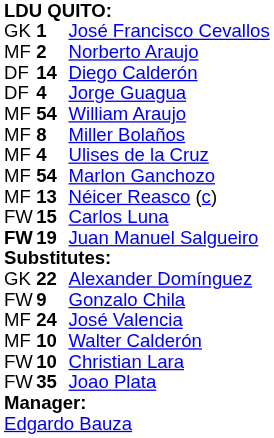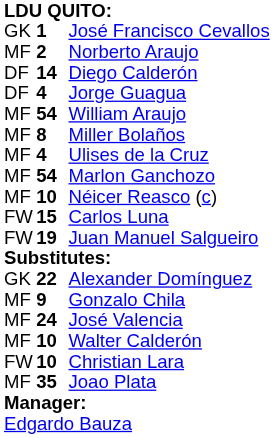(47, 196) 13 -> (47, 196) 10
(18, 237) bold -> (18, 237) normal
(18, 299) FW -> (17, 299) MF
(18, 382) FW -> (17, 382) MF
